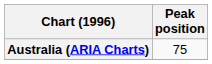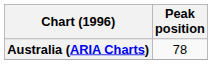(180, 49) 75 -> (180, 49) 78
